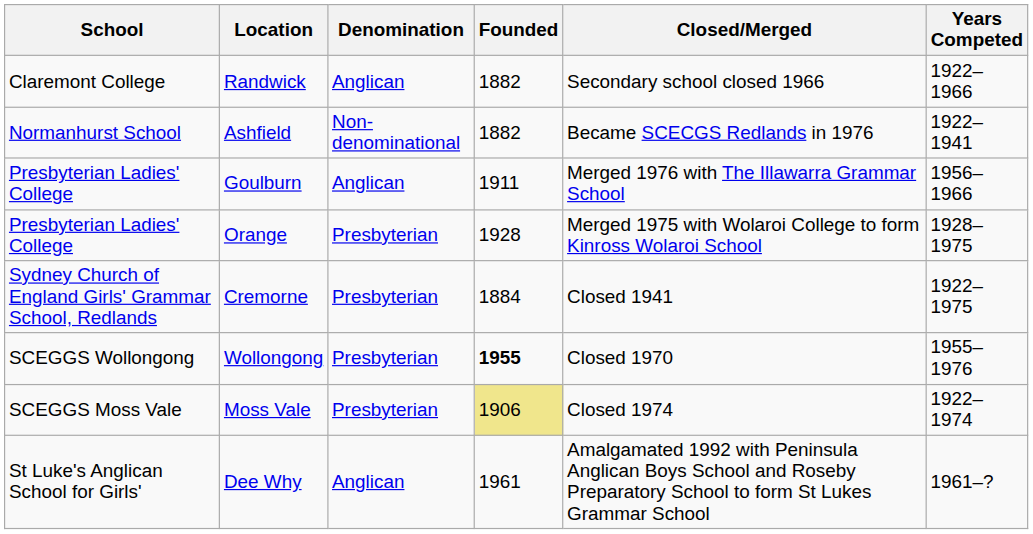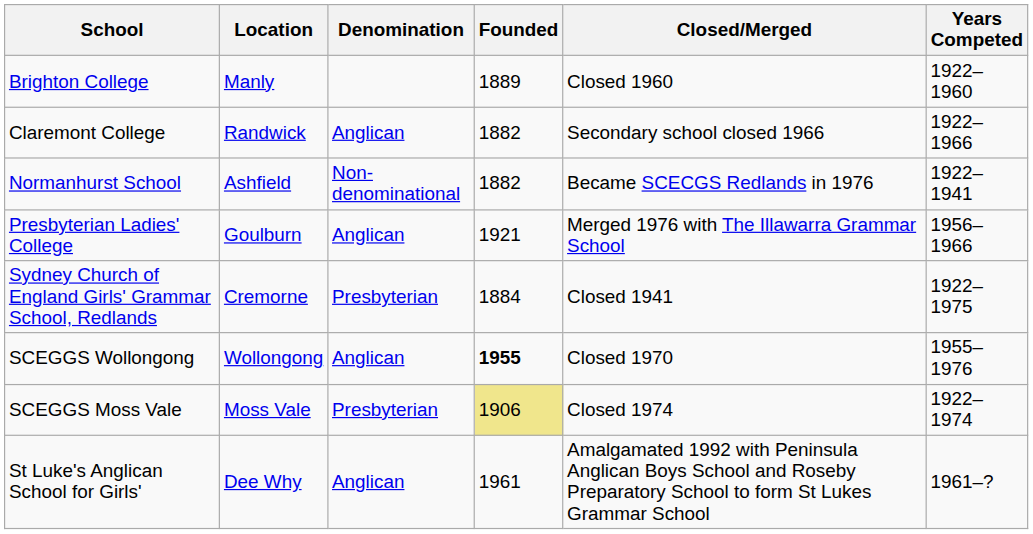+ row: (249, 81)
(499, 183) 1911 -> (500, 234) 1921
- row: (255, 234)
(385, 358) Presbyterian -> (368, 358) Anglican
